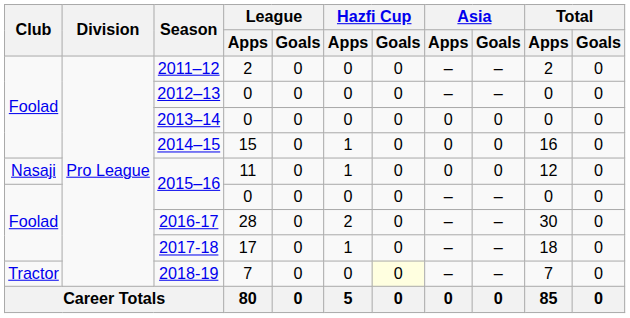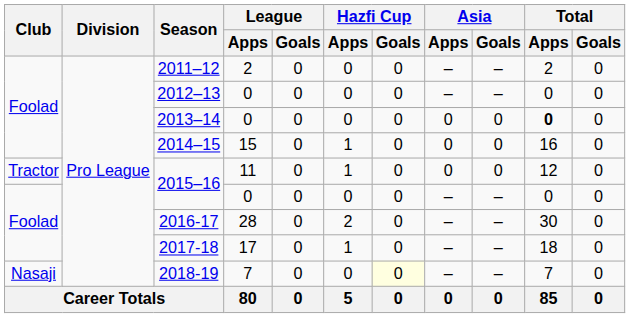(548, 119) normal -> (548, 119) bold
(34, 171) Nasaji -> (34, 171) Tractor
(34, 273) Tractor -> (34, 273) Nasaji
